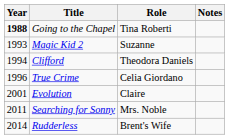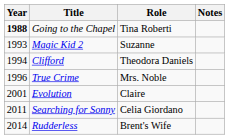(151, 77) Celia Giordano -> (143, 77) Mrs. Noble
(143, 110) Mrs. Noble -> (151, 110) Celia Giordano
